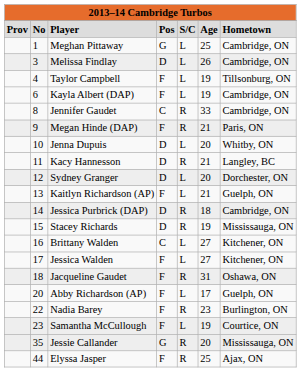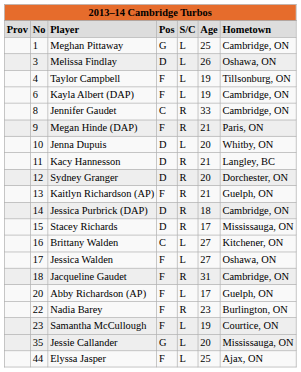(256, 62) Cambridge, ON -> (249, 62) Oshawa, ON
(183, 177) L -> (183, 177) R
(183, 194) L -> (183, 194) R
(206, 227) 19 -> (206, 227) 17
(253, 260) Kitchener, ON -> (249, 260) Oshawa, ON
(249, 276) Oshawa, ON -> (256, 276) Cambridge, ON
(183, 342) R -> (183, 342) L
(183, 359) R -> (183, 359) L
